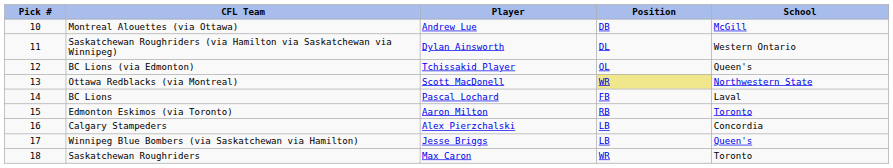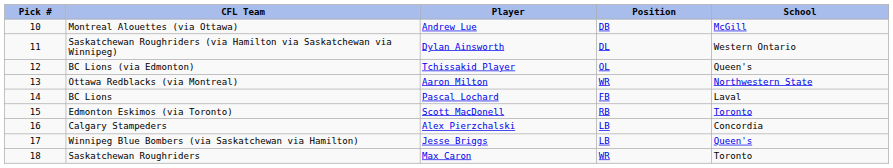(463, 82) Scott MacDonell -> (455, 82) Aaron Milton
(604, 82) khaki background -> (604, 82) no background
(455, 111) Aaron Milton -> (463, 111) Scott MacDonell
